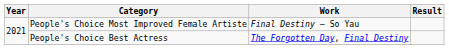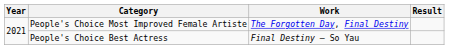(305, 24) Final Destiny — So Yau -> (330, 24) The Forgotten Day, Final Destiny
(330, 38) The Forgotten Day, Final Destiny -> (305, 38) Final Destiny — So Yau
